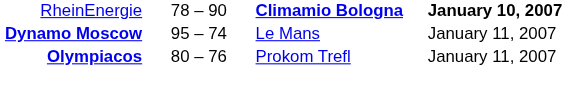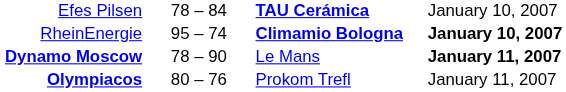+ row: (100, 10)
(199, 10) 78 – 90 -> (199, 33) 95 – 74
(199, 33) 95 – 74 -> (199, 56) 78 – 90
(492, 33) normal -> (495, 56) bold
